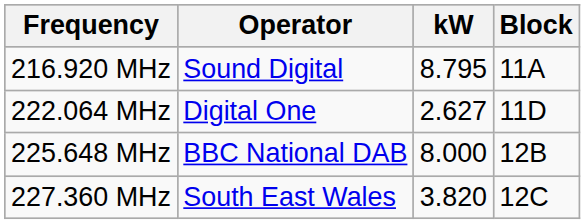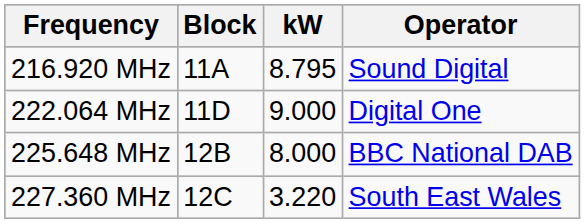columns swapped: (536, 25) <-> (295, 25)
(453, 111) 2.627 -> (303, 111) 9.000
(453, 196) 3.820 -> (303, 196) 3.220
